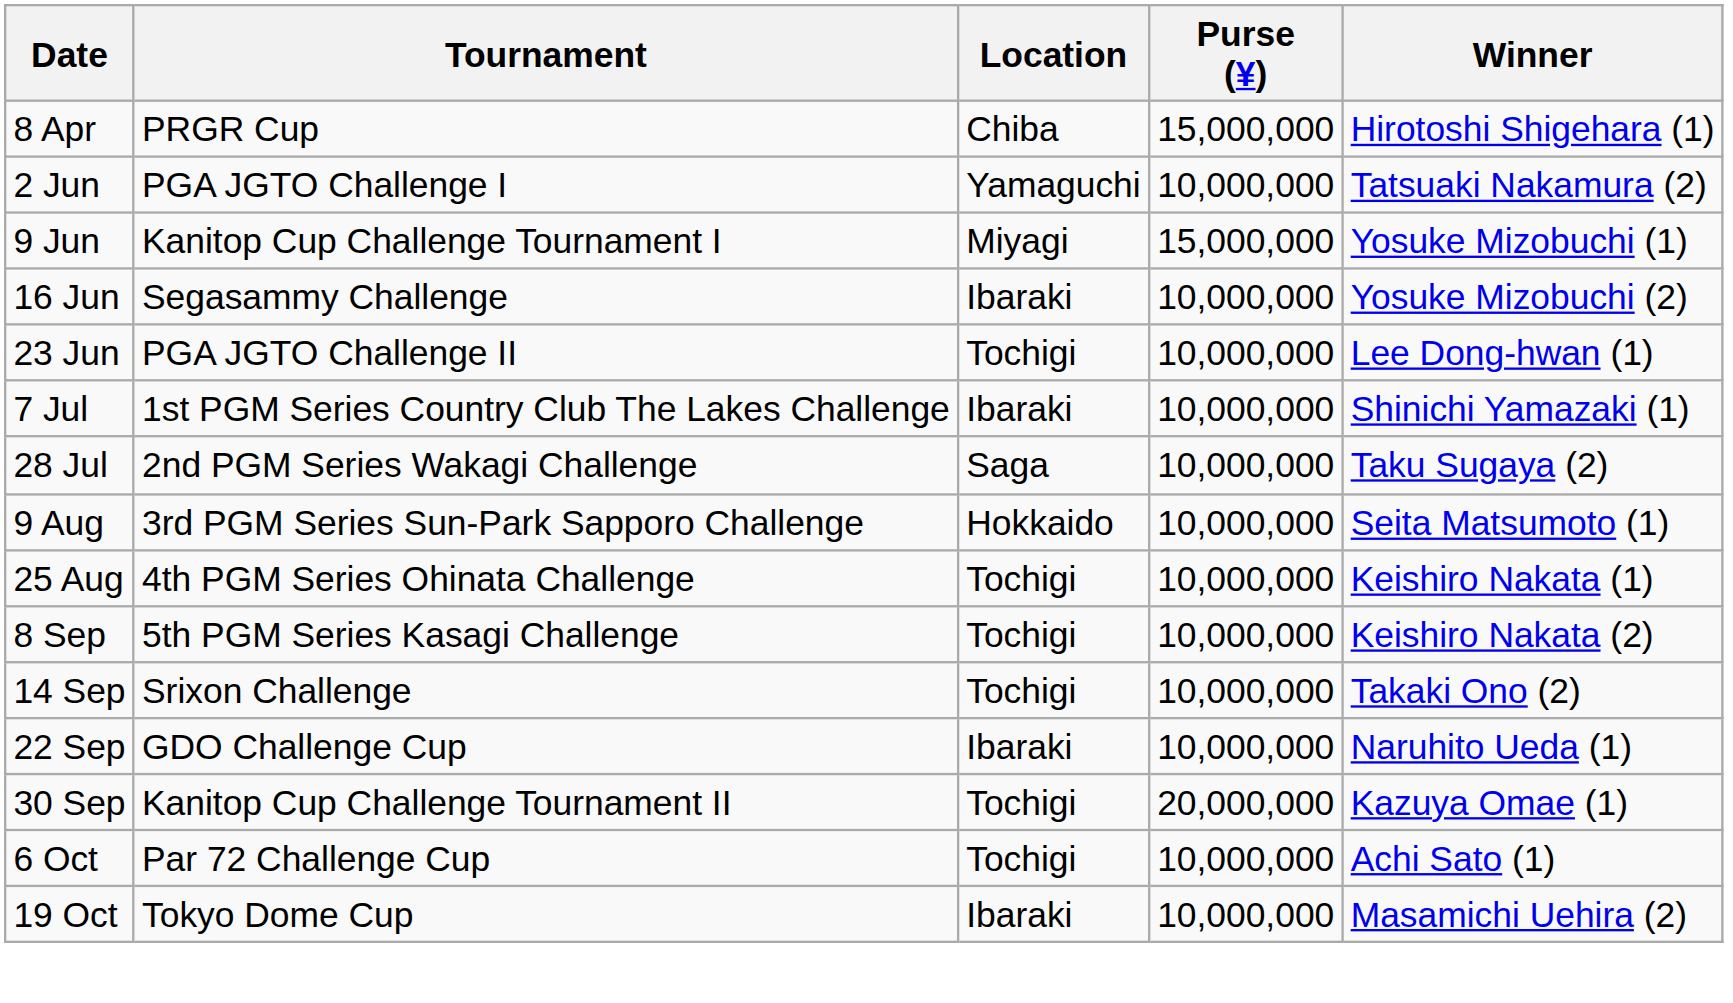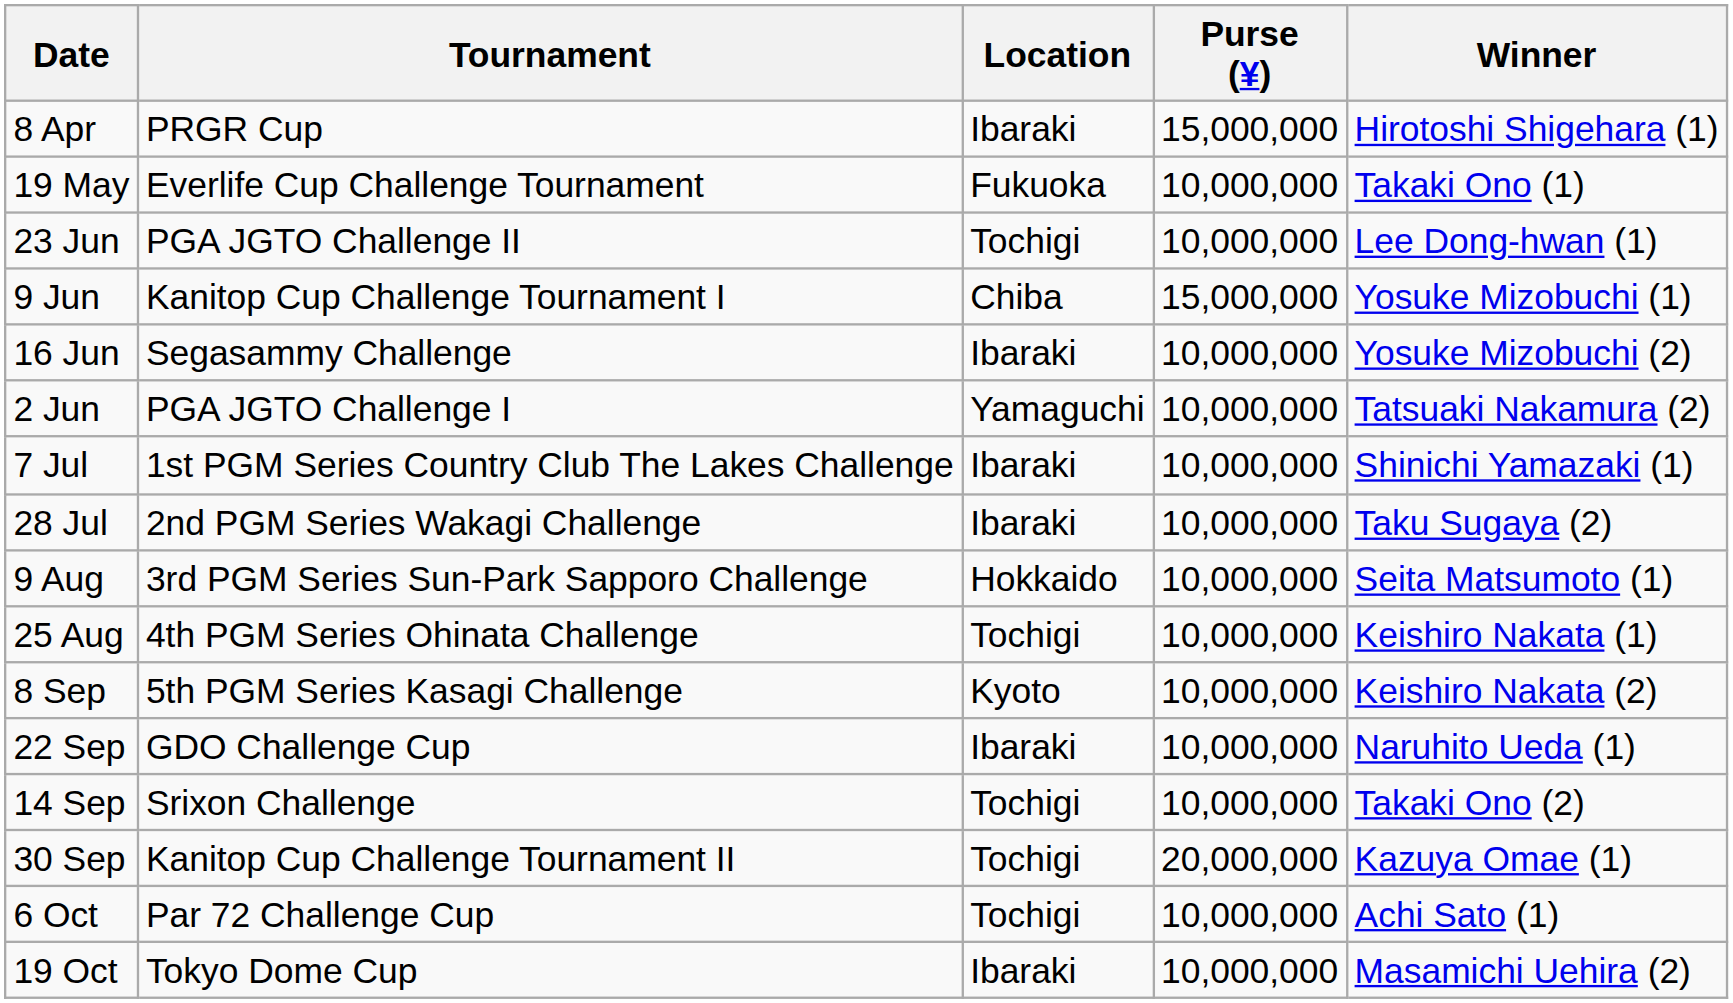(1012, 129) Chiba -> (1023, 129) Ibaraki
+ row: (71, 185)
rows swapped: (57, 185) <-> (67, 353)
(1017, 241) Miyagi -> (1016, 297) Chiba
(1008, 465) Saga -> (1023, 522) Ibaraki
(1021, 634) Tochigi -> (1015, 690) Kyoto
rows swapped: (69, 690) <-> (69, 746)
